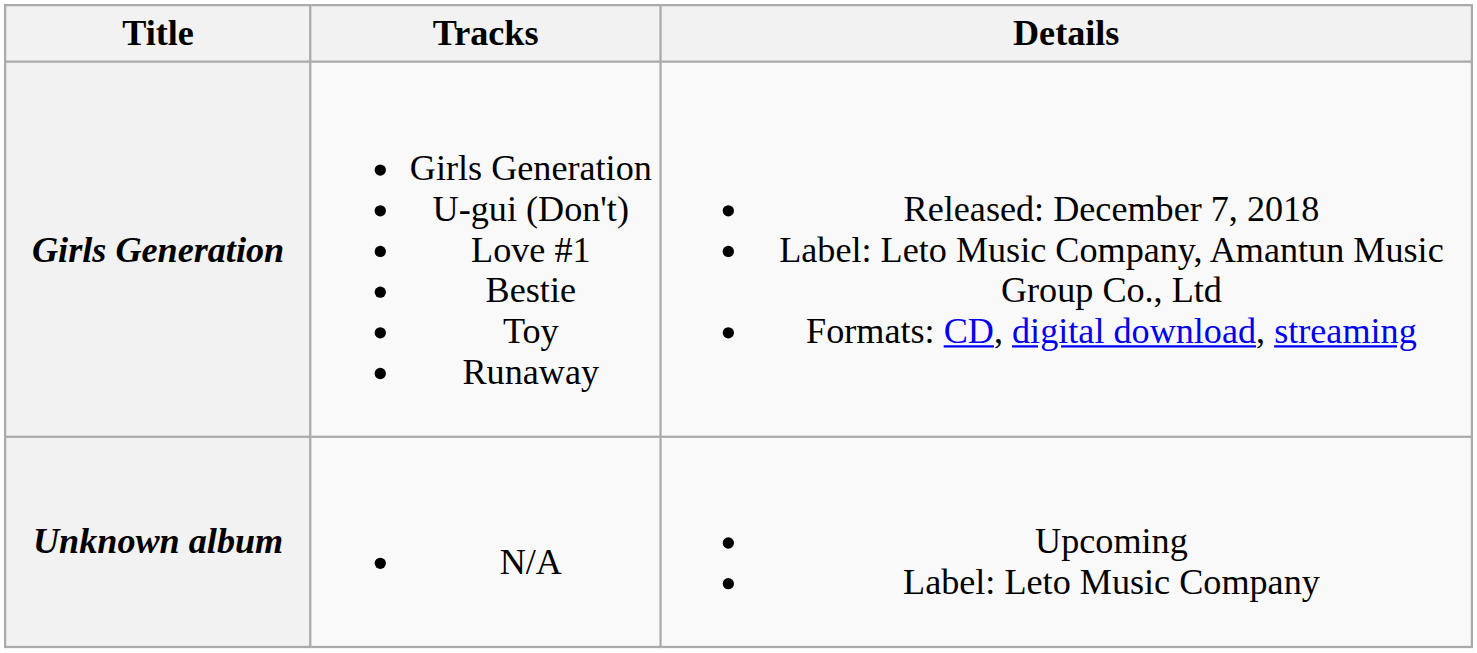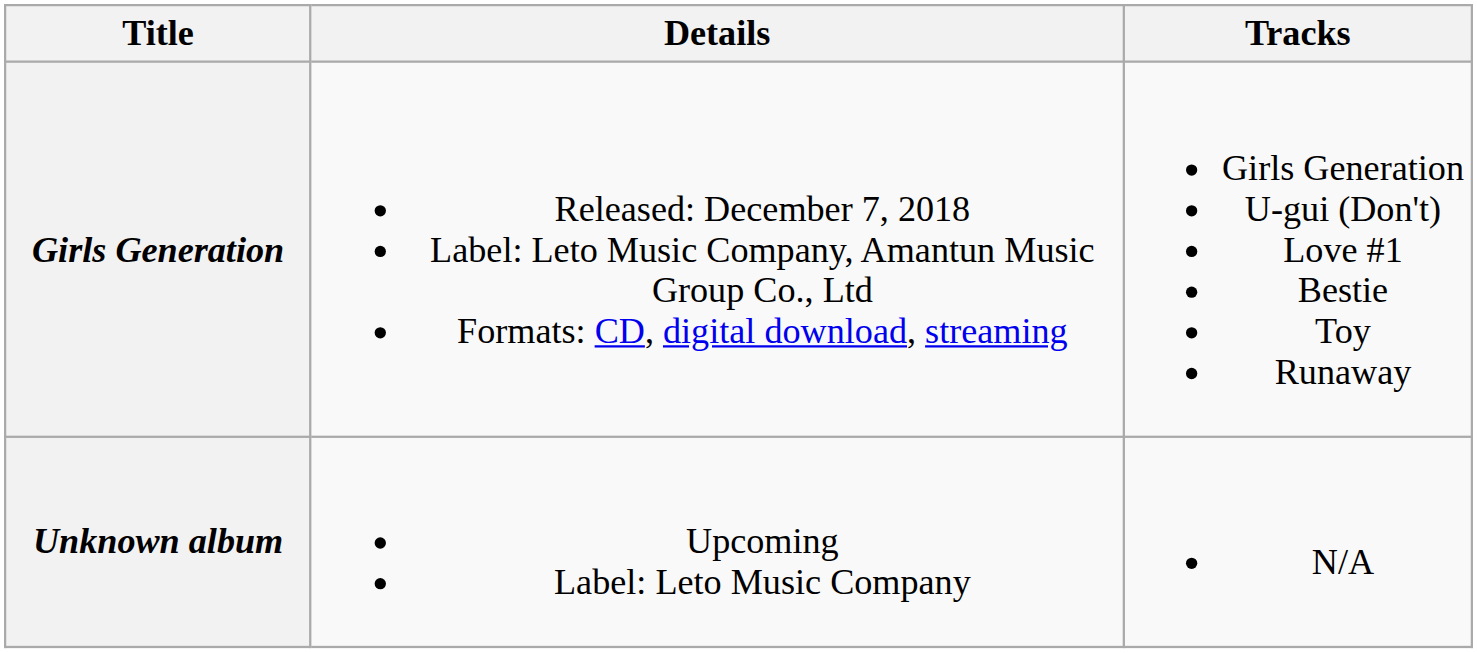columns swapped: (1066, 33) <-> (486, 33)
